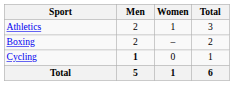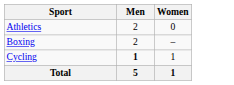- column: (210, 12)
(173, 27) 1 -> (173, 27) 0
(173, 57) 0 -> (173, 57) 1
